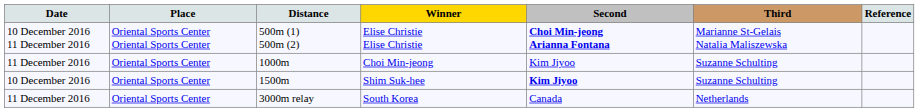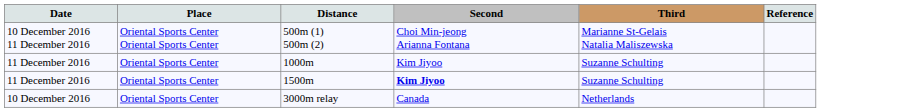- column: (444, 13)
(569, 37) bold -> (433, 37) normal
(48, 80) 10 December 2016 -> (48, 80) 11 December 2016
(48, 98) 11 December 2016 -> (48, 98) 10 December 2016
